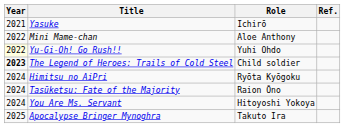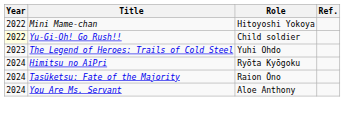- row: (44, 24)
(266, 37) Aloe Anthony -> (276, 24) Hitoyoshi Yokoya
(259, 50) Yuhi Ohdo -> (269, 37) Child soldier
(16, 63) bold -> (16, 50) normal
(269, 63) Child soldier -> (259, 50) Yuhi Ohdo
(276, 103) Hitoyoshi Yokoya -> (266, 90) Aloe Anthony
- row: (95, 116)
